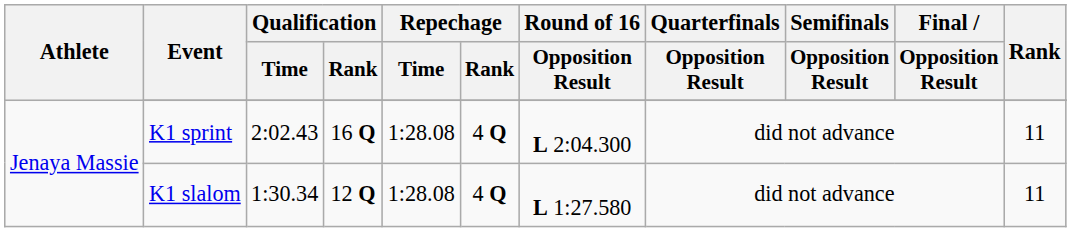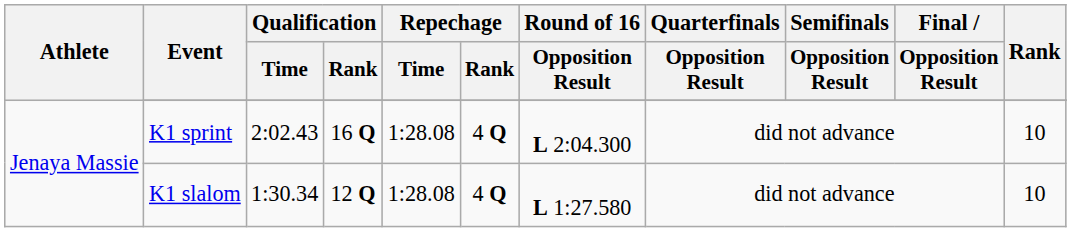(1035, 132) 11 -> (1035, 132) 10
(1035, 194) 11 -> (1035, 194) 10
